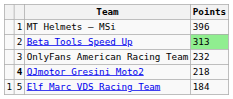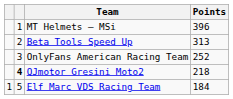(201, 42) lightgreen background -> (201, 42) no background
(201, 57) 232 -> (201, 57) 252
